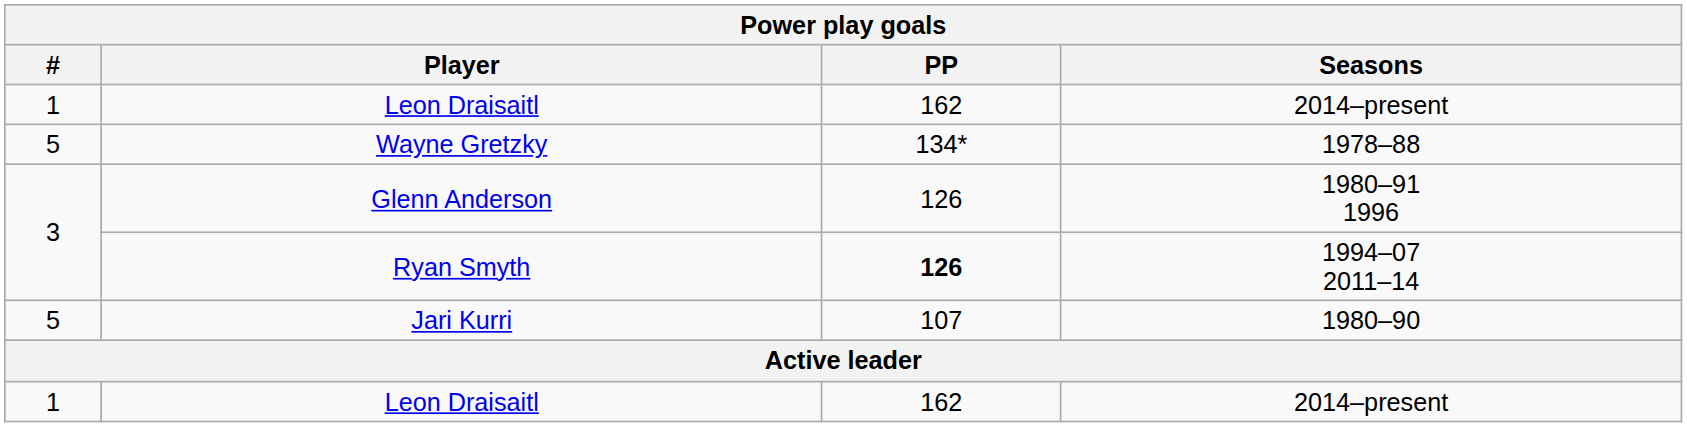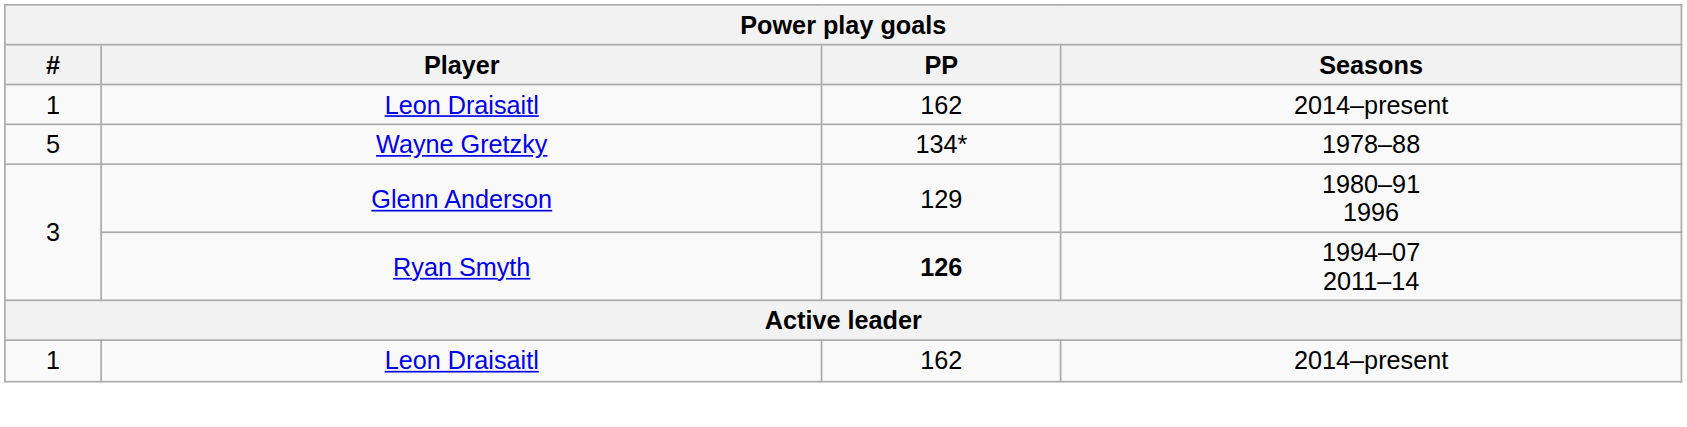(941, 199) 126 -> (941, 199) 129
- row: (462, 321)
